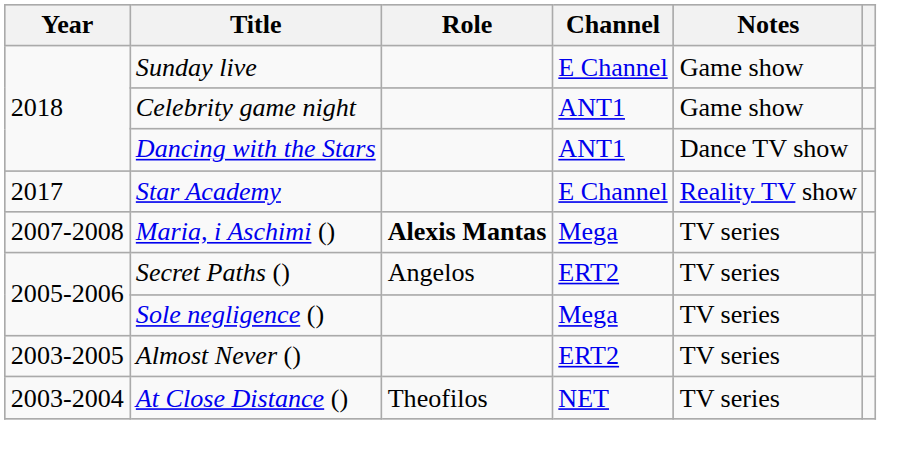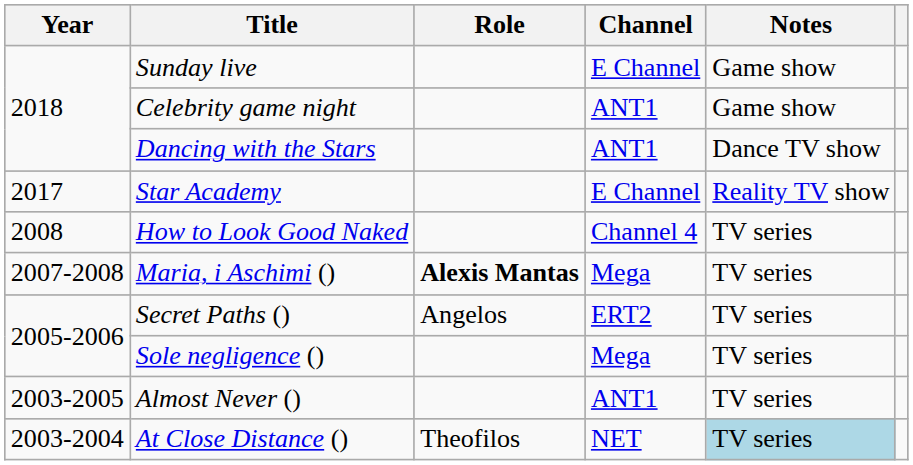+ row: (272, 231)
(589, 356) ERT2 -> (624, 397) ANT1
(730, 397) no background -> (762, 438) lightblue background
